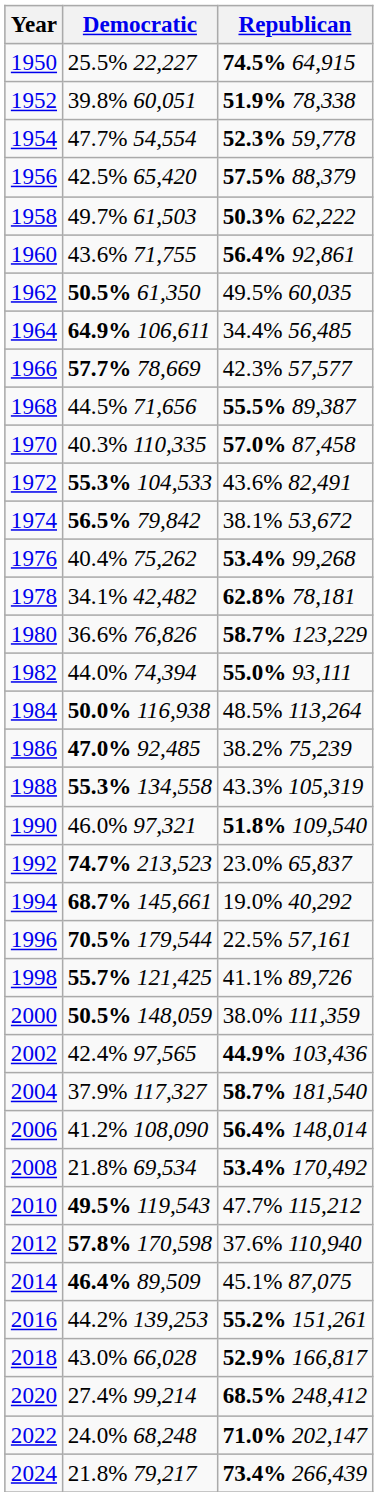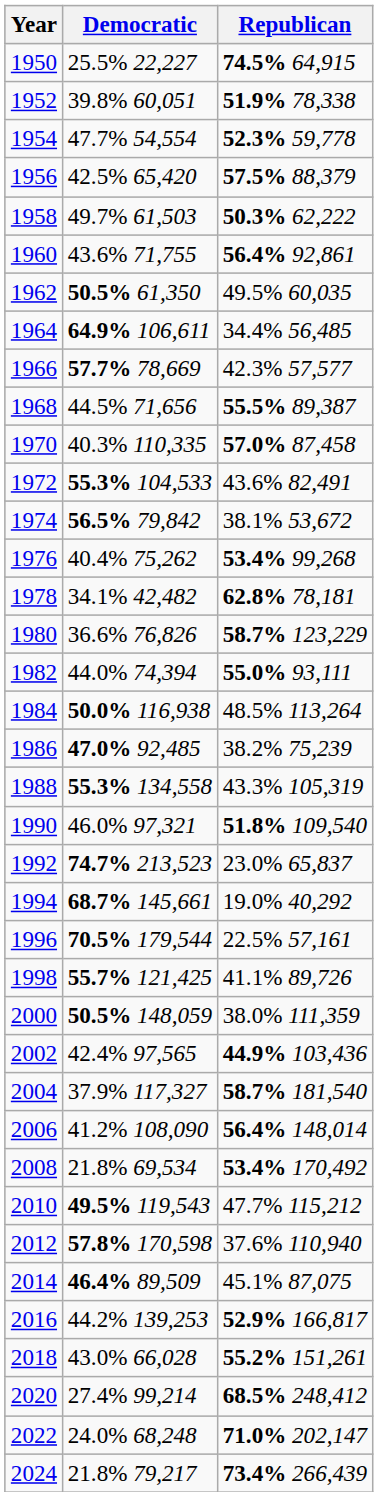(295, 1319) 55.2% 151,261 -> (295, 1319) 52.9% 166,817
(295, 1357) 52.9% 166,817 -> (295, 1357) 55.2% 151,261
